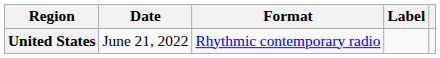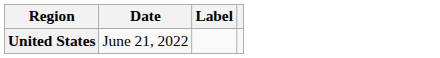- column: (288, 16)
